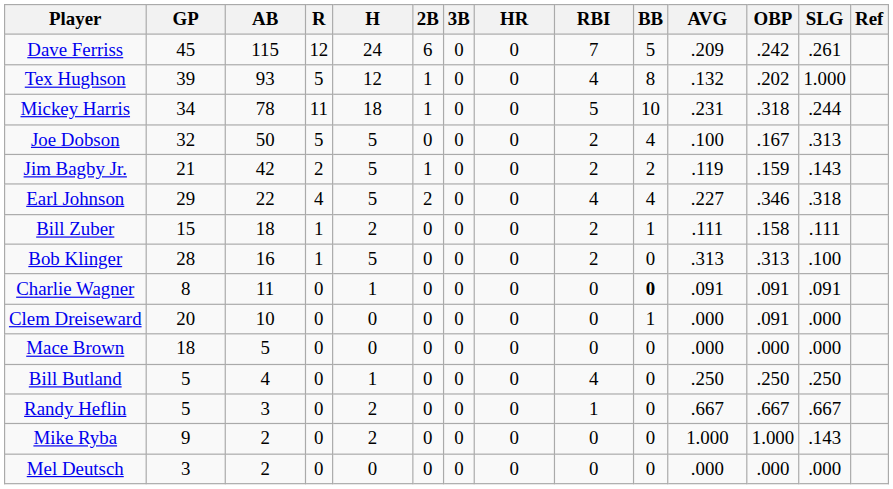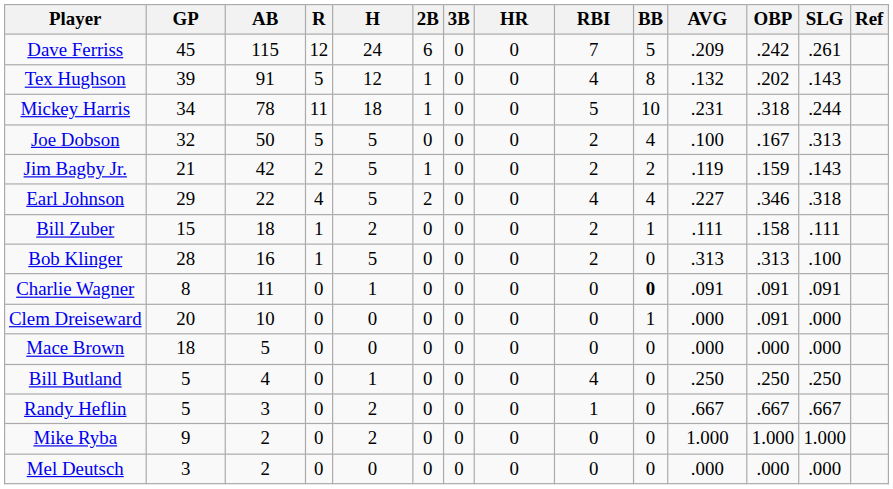(265, 79) 93 -> (265, 79) 91
(825, 79) 1.000 -> (825, 79) .143
(825, 438) .143 -> (825, 438) 1.000
